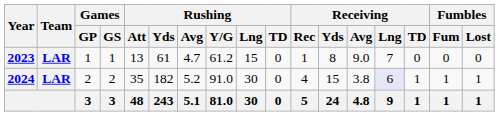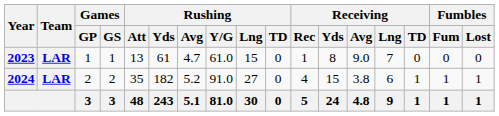(221, 57) 61.2 -> (221, 57) 61.0
(251, 79) 30 -> (251, 79) 27
(390, 79) lavender background -> (390, 79) no background
